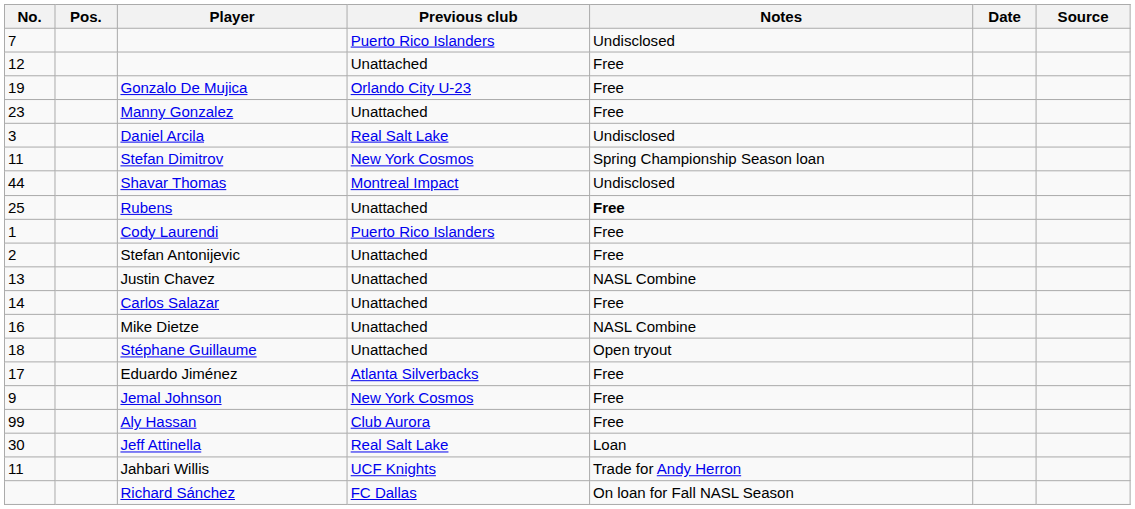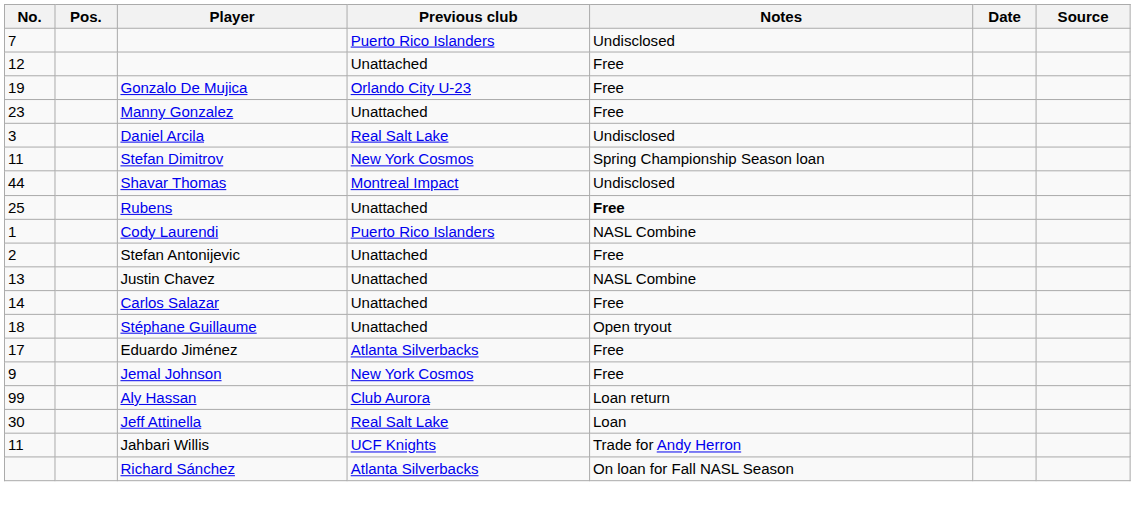(608, 231) Free -> (644, 231) NASL Combine
- row: (16, 326)
(608, 422) Free -> (631, 398) Loan return
(384, 493) FC Dallas -> (415, 469) Atlanta Silverbacks
